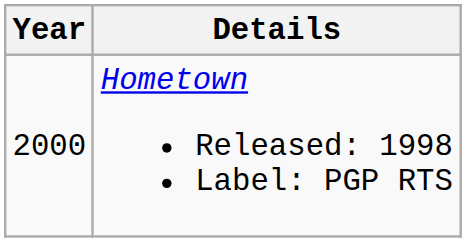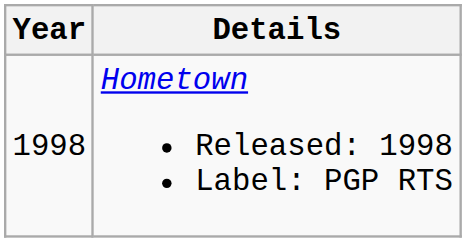(49, 146) 2000 -> (49, 146) 1998
